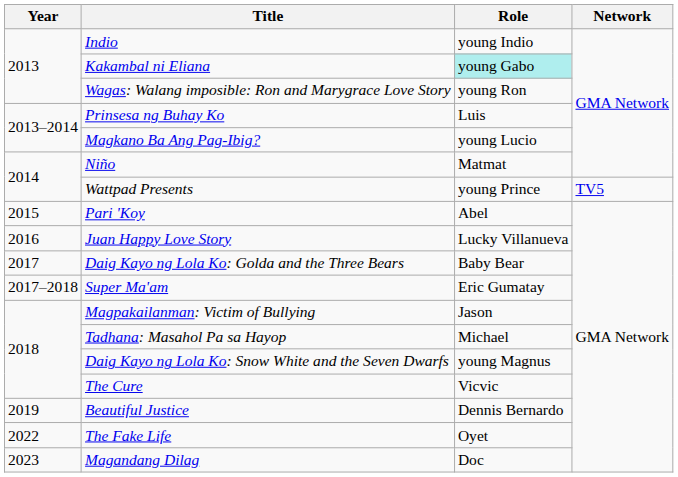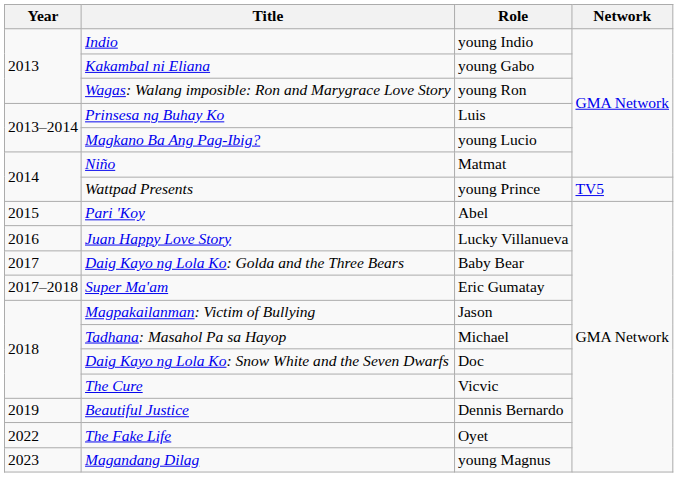(496, 66) paleturquoise background -> (496, 66) no background
(504, 361) young Magnus -> (471, 361) Doc
(471, 459) Doc -> (504, 459) young Magnus
